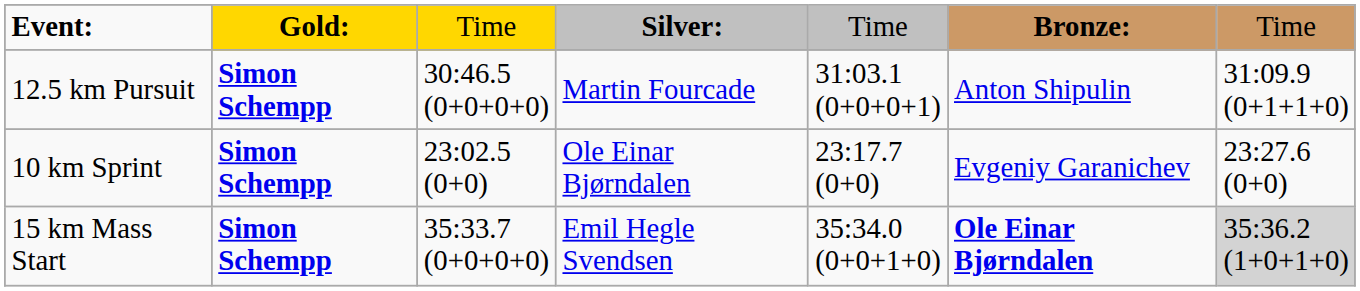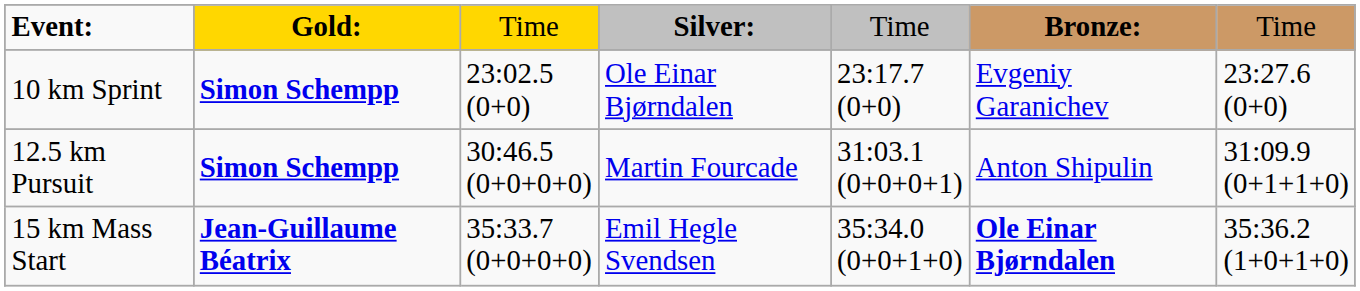rows swapped: (87, 167) <-> (103, 89)
(275, 245) Simon Schempp -> (298, 245) Jean-Guillaume Béatrix
(1286, 245) lightgrey background -> (1286, 245) no background
